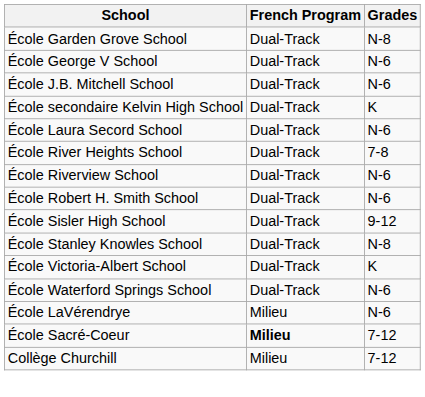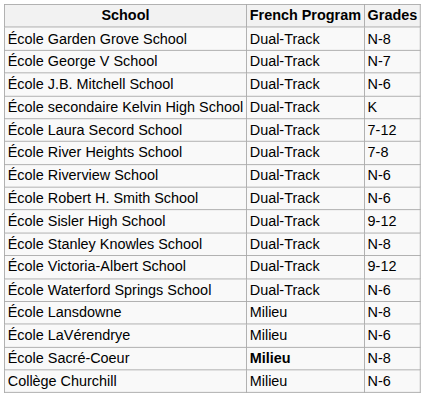(379, 61) N-6 -> (379, 61) N-7
(379, 130) N-6 -> (382, 130) 7-12
(372, 267) K -> (382, 267) 9-12
+ row: (65, 312)
(382, 335) 7-12 -> (379, 358) N-8
(382, 358) 7-12 -> (379, 381) N-6
